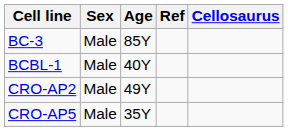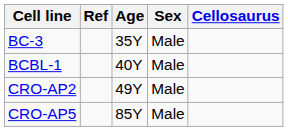columns swapped: (100, 16) <-> (172, 16)
(137, 41) 85Y -> (129, 41) 35Y
(137, 114) 35Y -> (129, 114) 85Y
